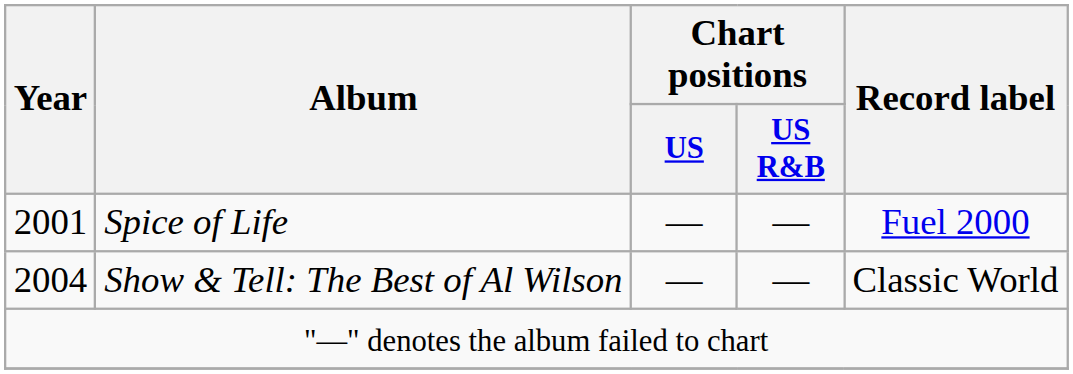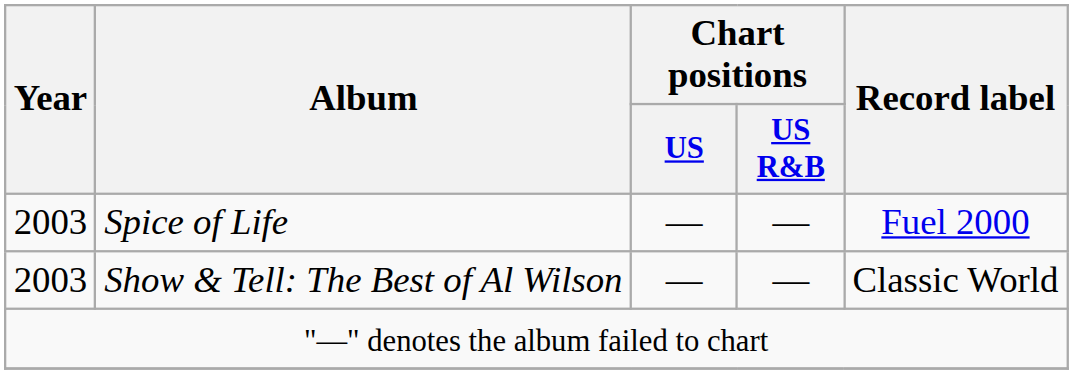(50, 221) 2001 -> (50, 221) 2003
(50, 279) 2004 -> (50, 279) 2003
